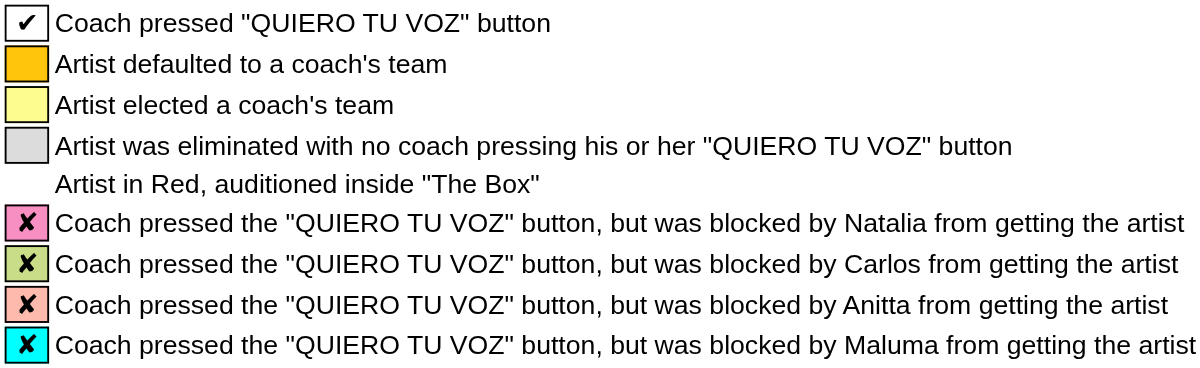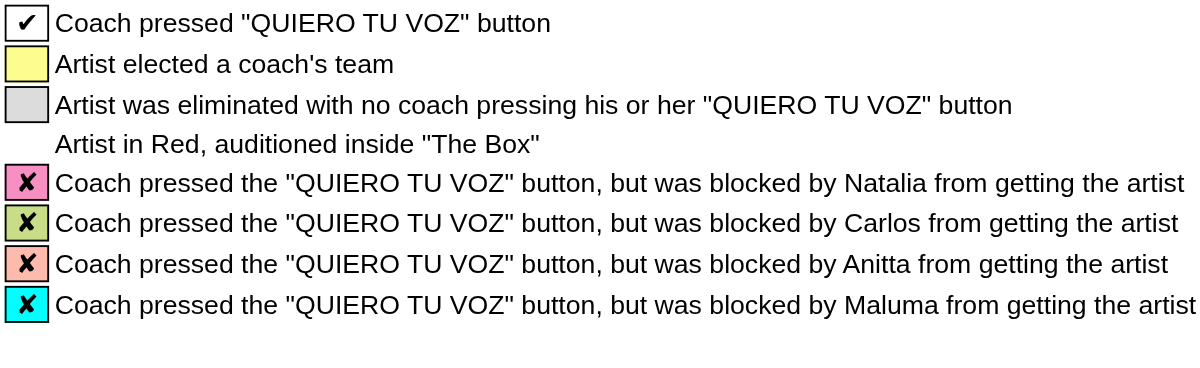- row: (251, 64)
